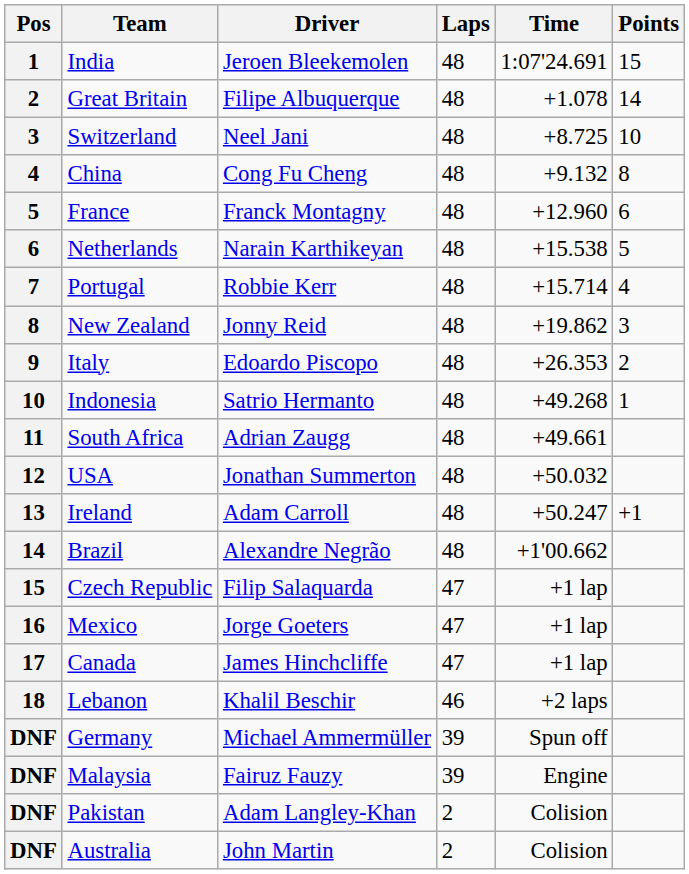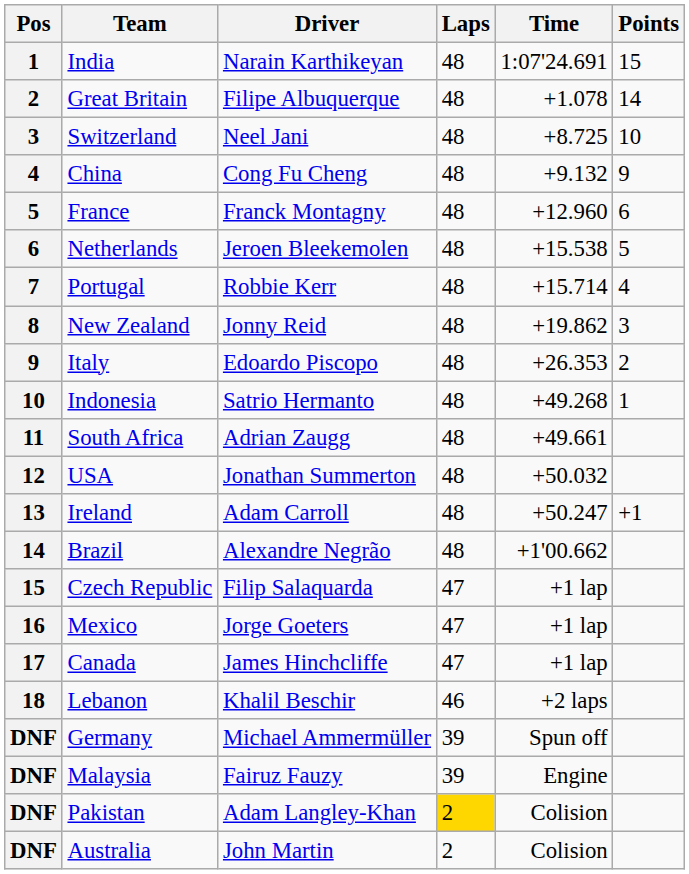(316, 61) Jeroen Bleekemolen -> (313, 61) Narain Karthikeyan
(624, 173) 8 -> (624, 173) 9
(313, 249) Narain Karthikeyan -> (316, 249) Jeroen Bleekemolen
(447, 812) no background -> (447, 812) gold background
